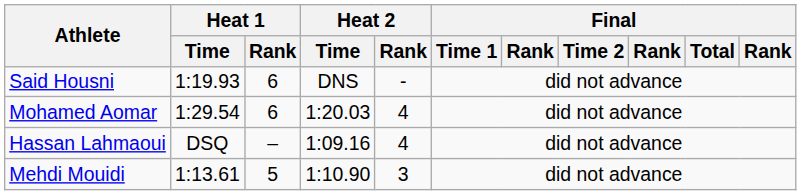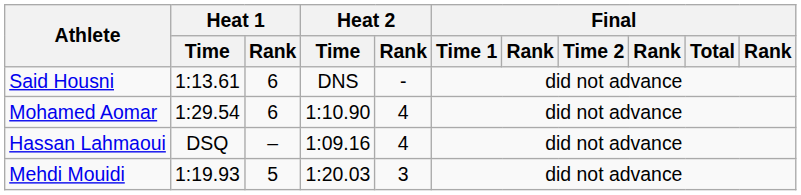(207, 82) 1:19.93 -> (207, 82) 1:13.61
(338, 113) 1:20.03 -> (338, 113) 1:10.90
(207, 174) 1:13.61 -> (207, 174) 1:19.93
(338, 174) 1:10.90 -> (338, 174) 1:20.03
